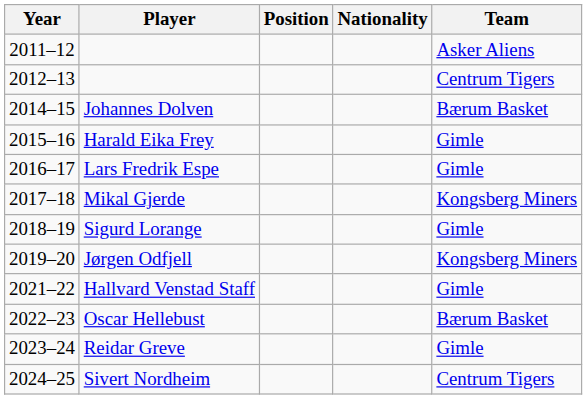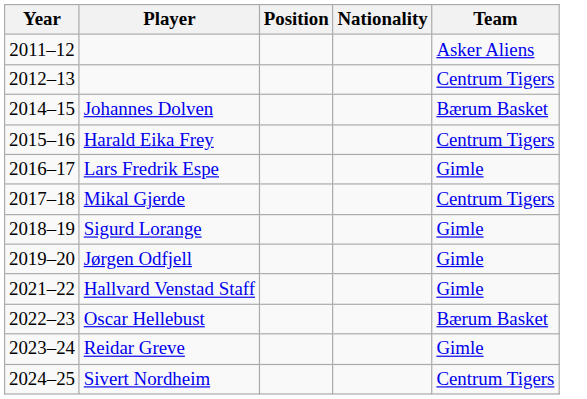(460, 139) Gimle -> (495, 139) Centrum Tigers
(507, 199) Kongsberg Miners -> (495, 199) Centrum Tigers
(507, 259) Kongsberg Miners -> (460, 259) Gimle
